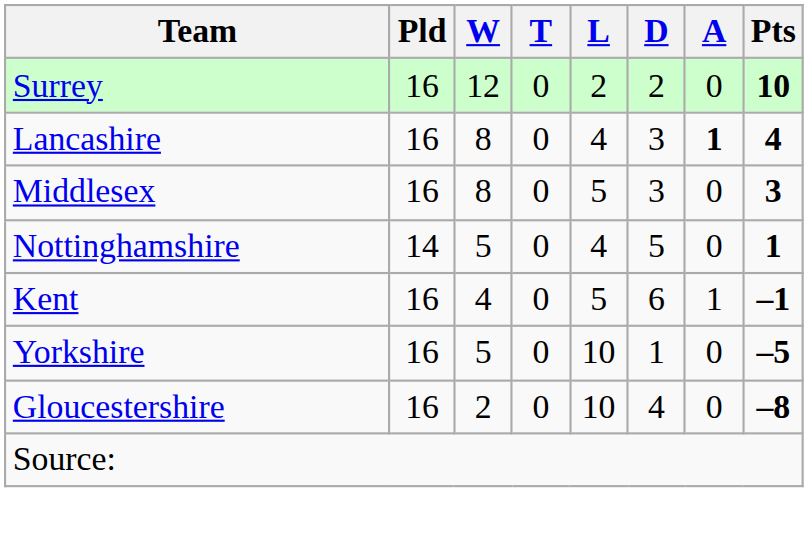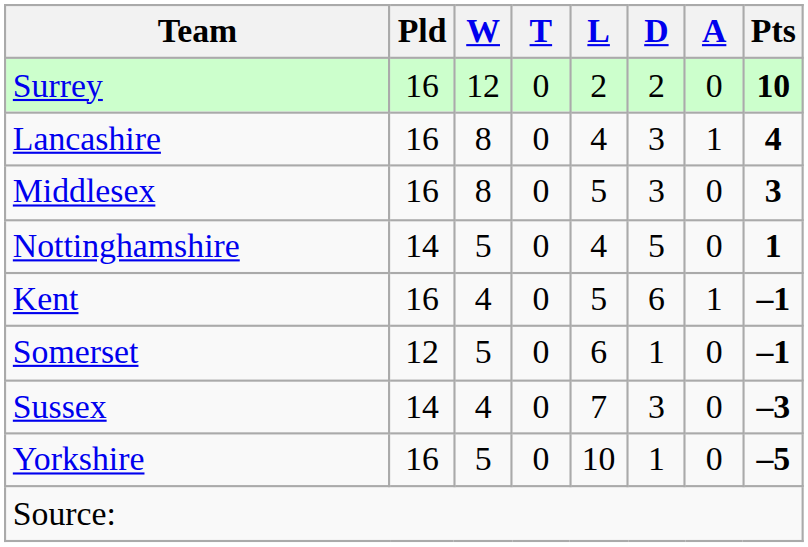(714, 138) bold -> (714, 138) normal
+ row: (76, 352)
+ row: (60, 406)
- row: (119, 406)
